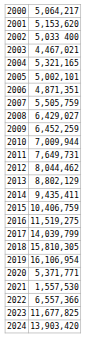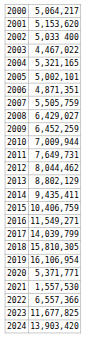(57, 50) 4,467,021 -> (57, 50) 4,467,022
(55, 221) 11,519,275 -> (55, 221) 11,549,271
